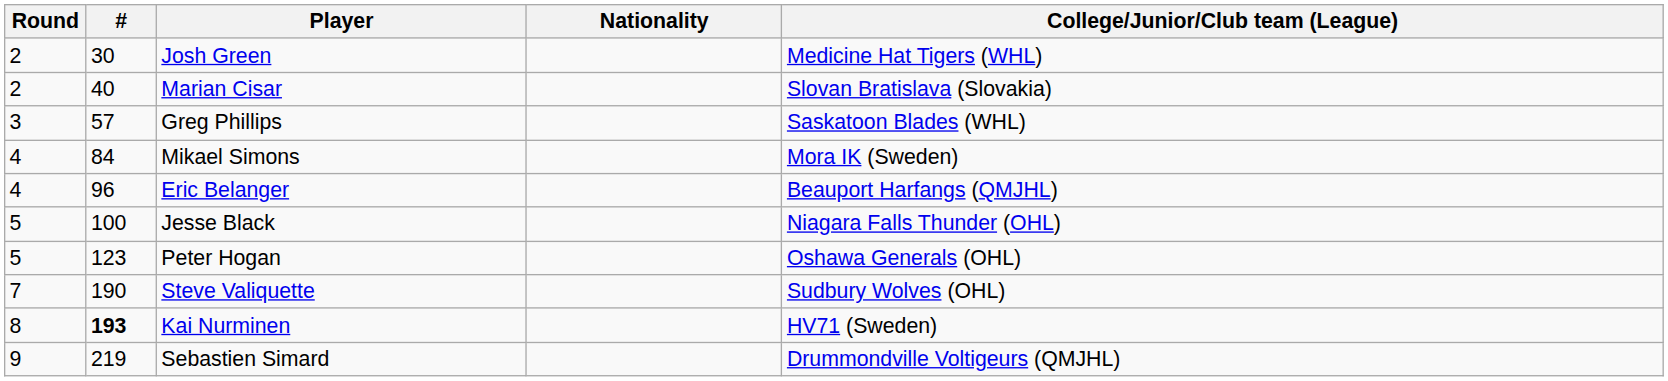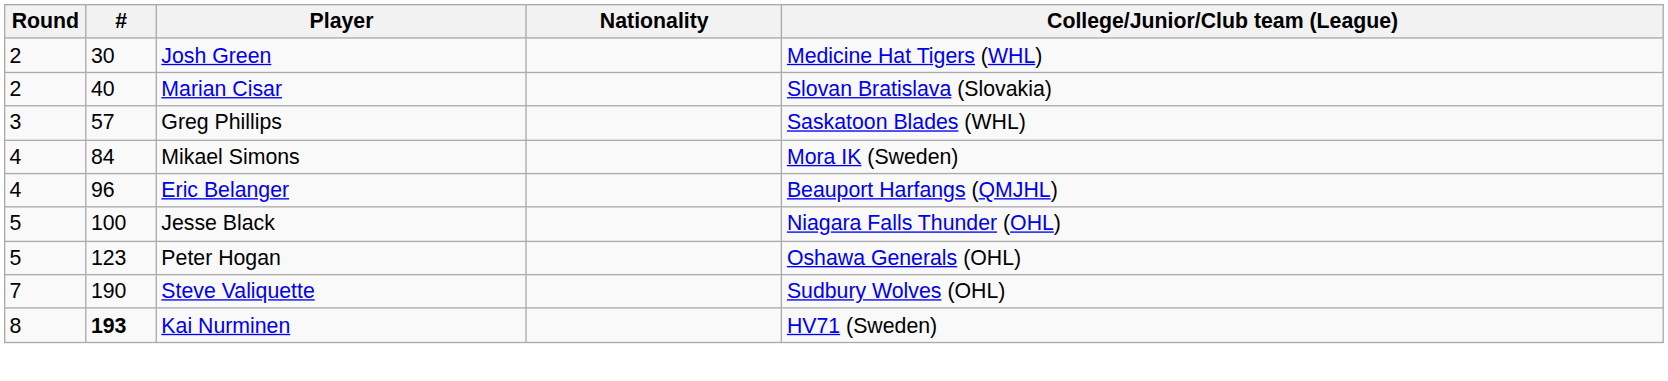- row: (245, 358)
